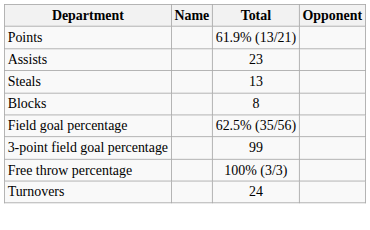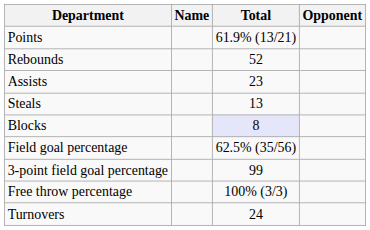+ row: (35, 59)
(256, 103) no background -> (256, 125) lavender background
